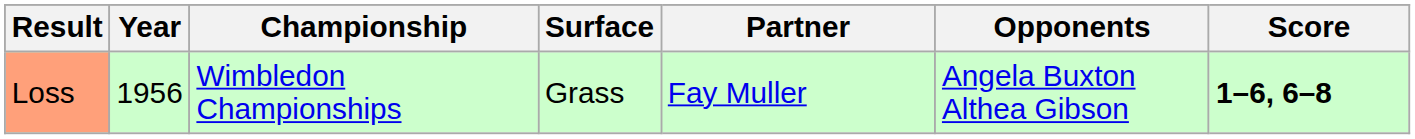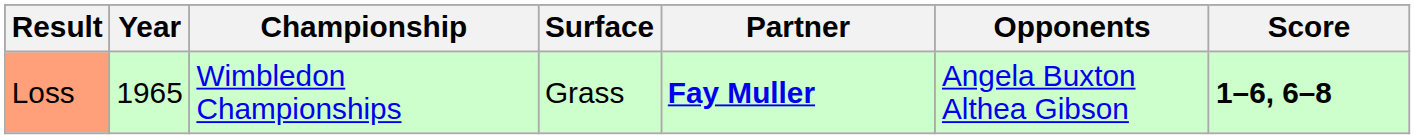(150, 92) 1956 -> (150, 92) 1965
(737, 92) normal -> (741, 92) bold
